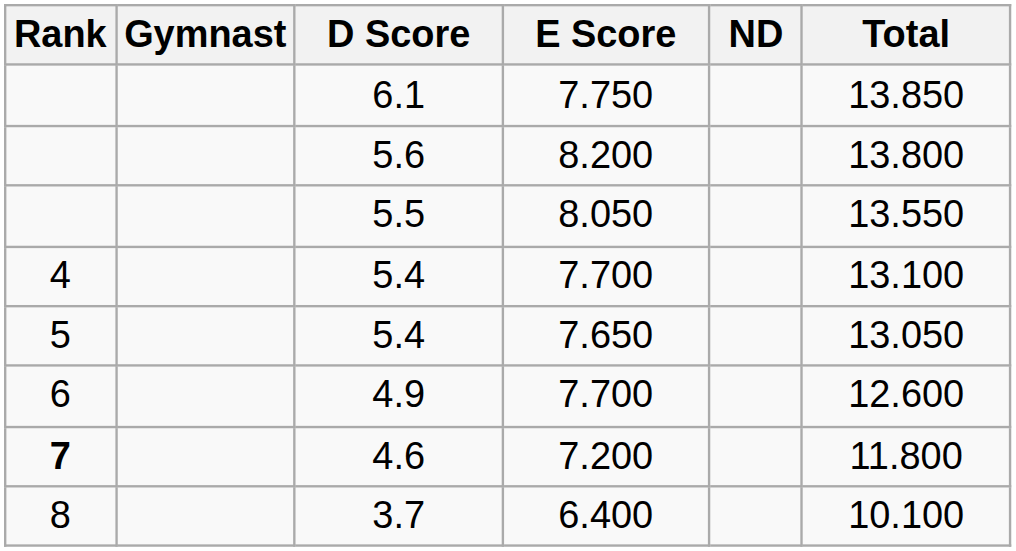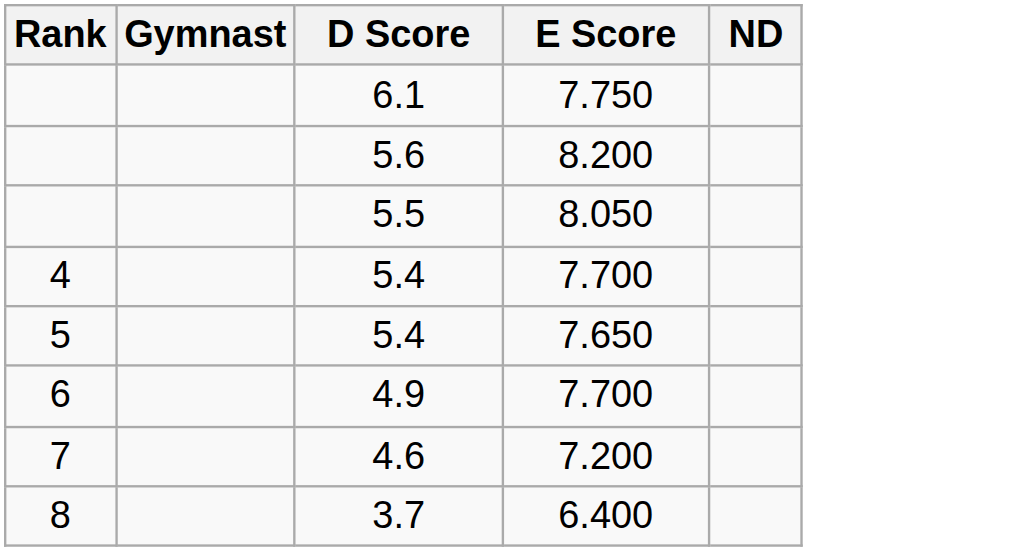- column: (906, 34)
(60, 455) bold -> (60, 455) normal
